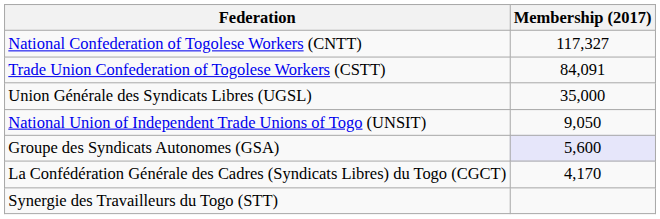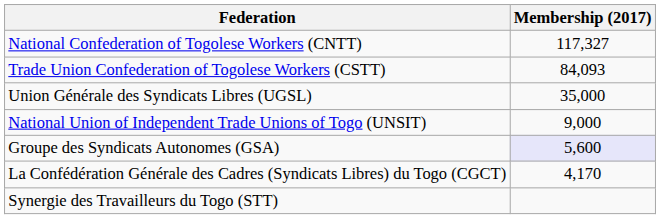(583, 69) 84,091 -> (583, 69) 84,093
(583, 122) 9,050 -> (583, 122) 9,000
